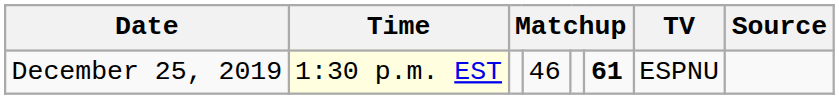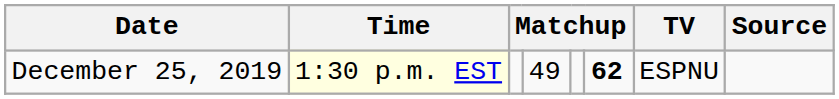(545, 72) 46 -> (545, 72) 49
(607, 72) 61 -> (607, 72) 62
